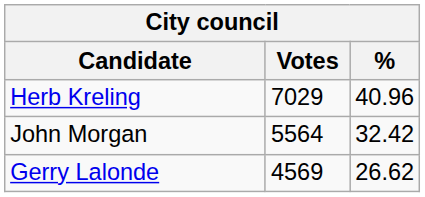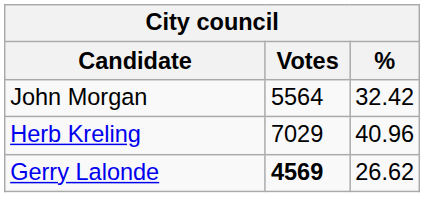rows swapped: (76, 97) <-> (79, 135)
(297, 172) normal -> (297, 172) bold
